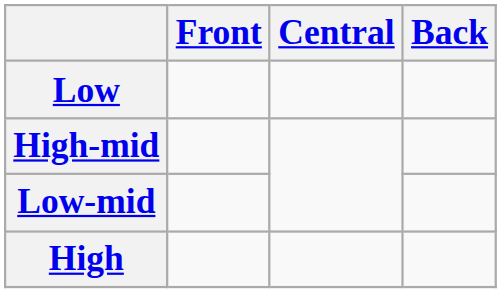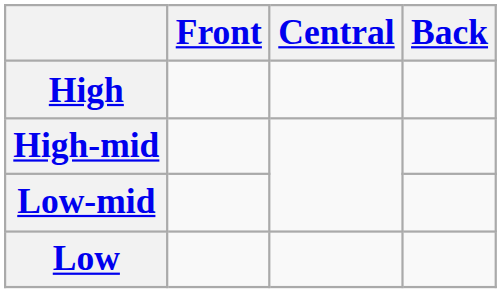rows swapped: (86, 257) <-> (86, 88)
